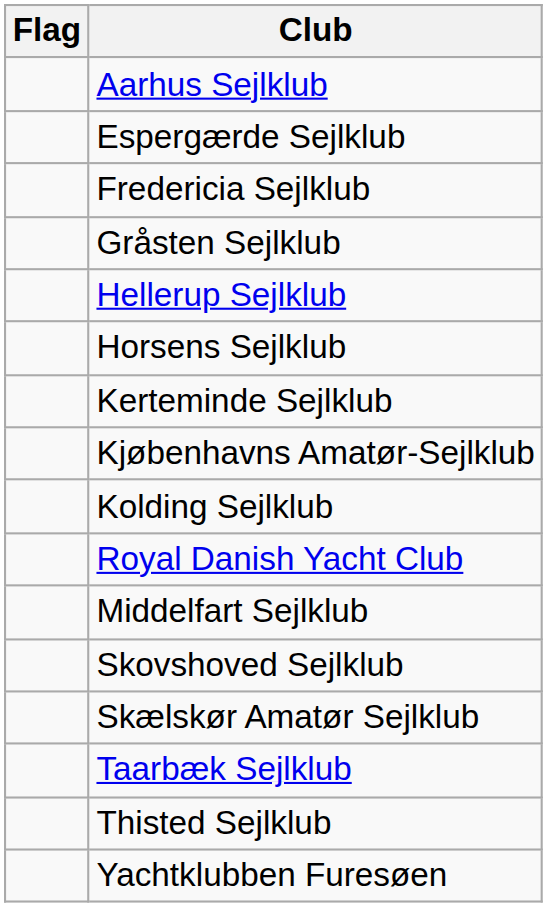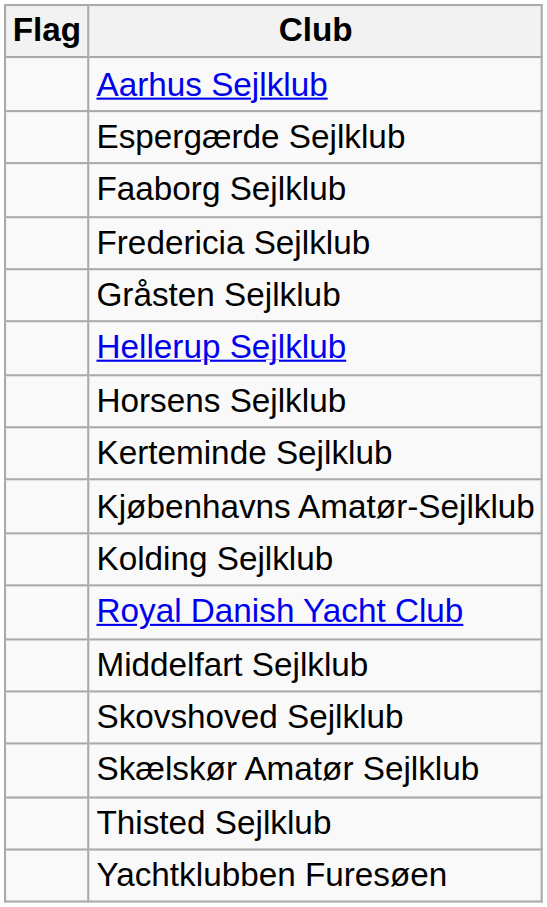+ row: (221, 189)
- row: (224, 769)
